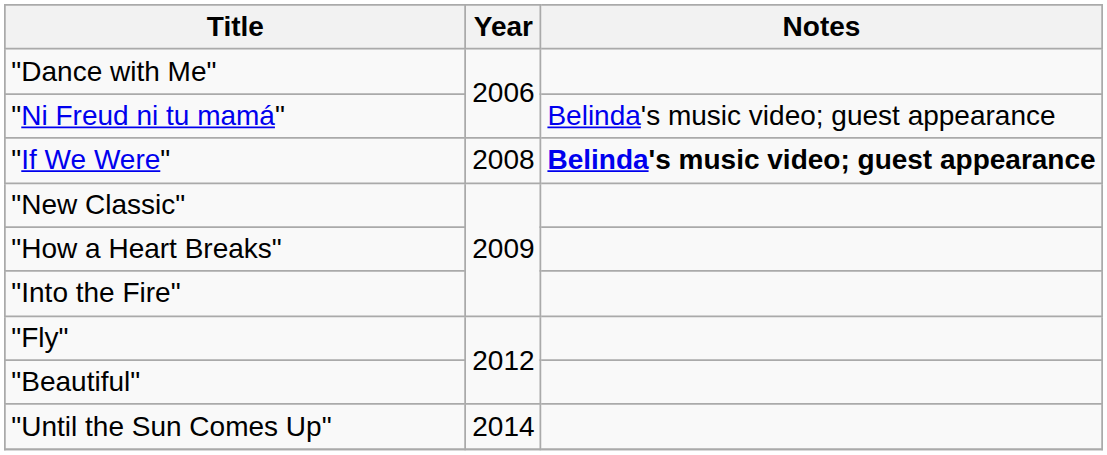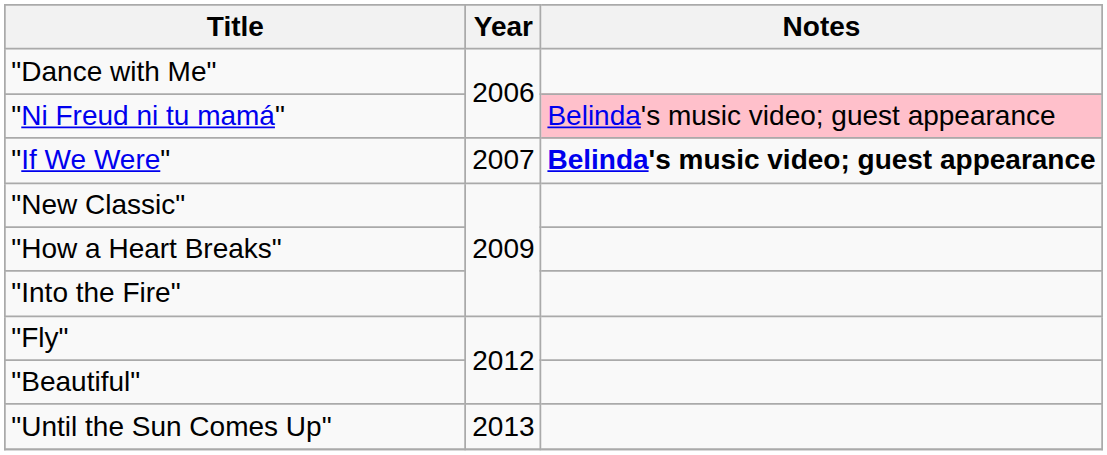(801, 115) no background -> (801, 115) pink background
(503, 159) 2008 -> (503, 159) 2007
(503, 426) 2014 -> (503, 426) 2013
